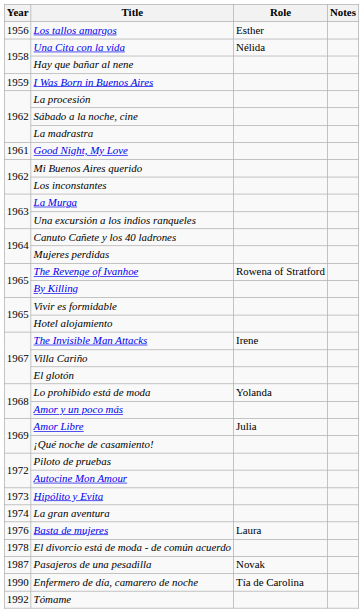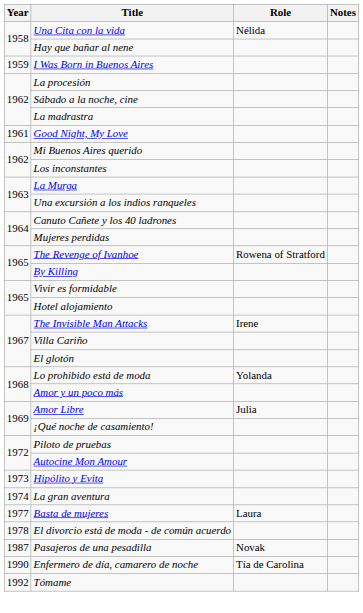- row: (75, 30)
(18, 530) 1976 -> (18, 513) 1977
